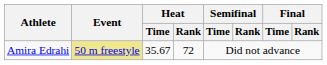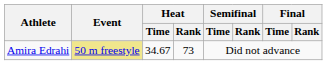(158, 50) 35.67 -> (158, 50) 34.67
(188, 50) 72 -> (188, 50) 73
